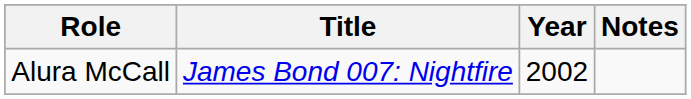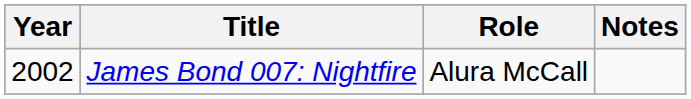columns swapped: (557, 26) <-> (91, 26)
